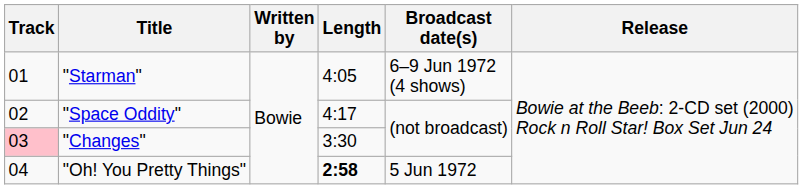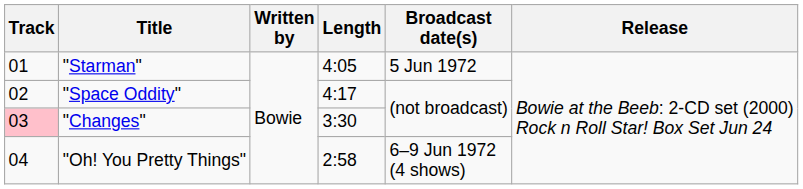(443, 76) 6–9 Jun 1972 (4 shows) -> (433, 66) 5 Jun 1972
(340, 169) bold -> (340, 159) normal
(433, 169) 5 Jun 1972 -> (443, 159) 6–9 Jun 1972 (4 shows)
